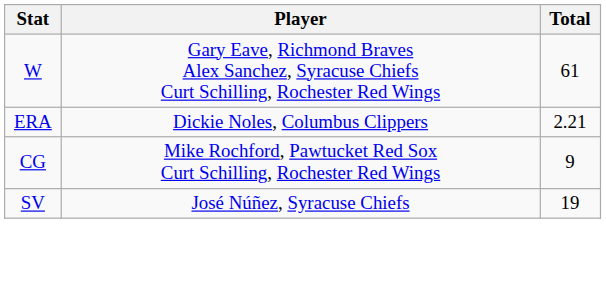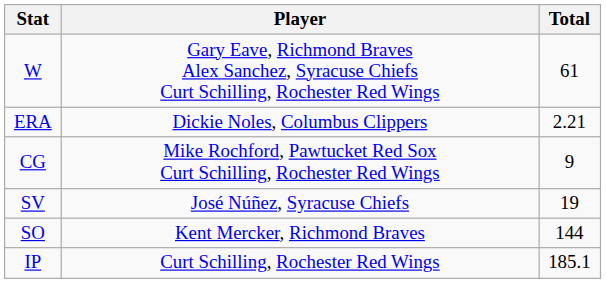+ row: (33, 232)
+ row: (33, 262)
